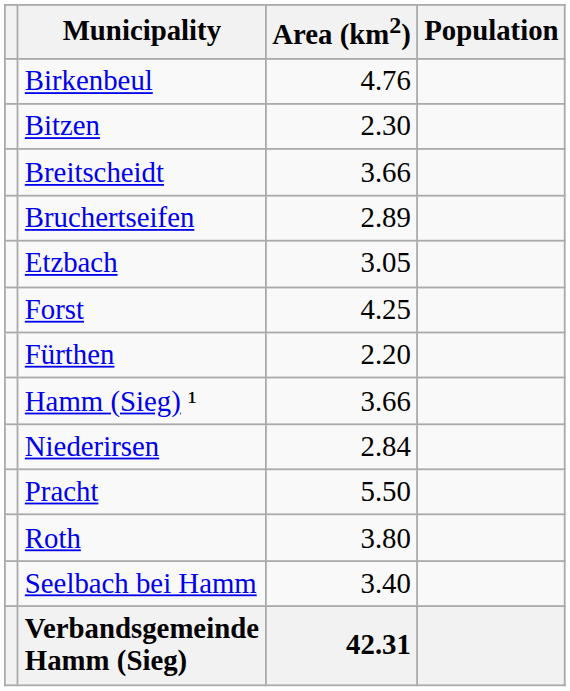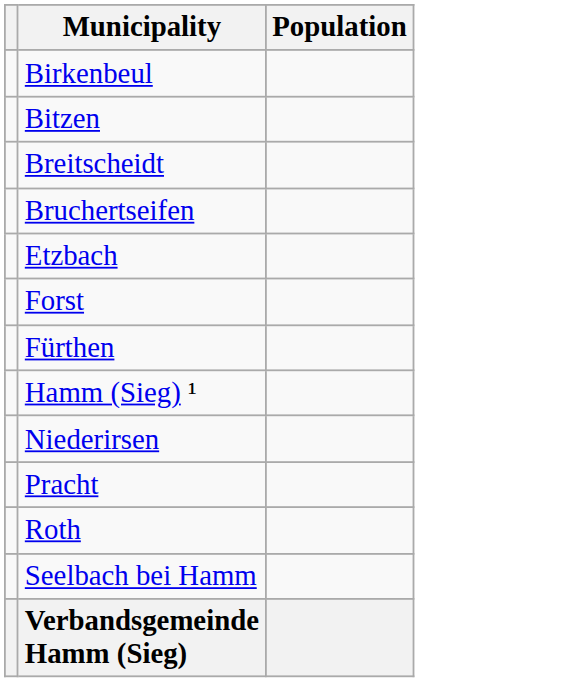- column: (342, 31)
